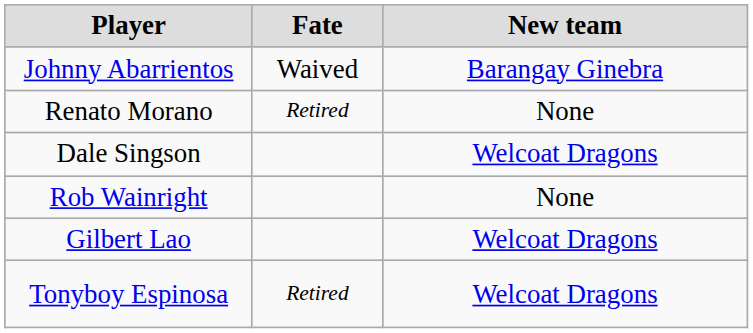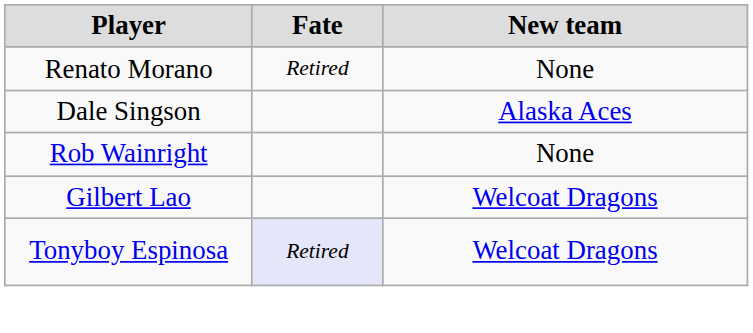- row: (129, 68)
(565, 153) Welcoat Dragons -> (565, 111) Alaska Aces
(317, 293) no background -> (317, 251) lavender background
